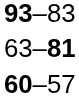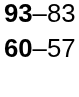- row: (40, 48)
